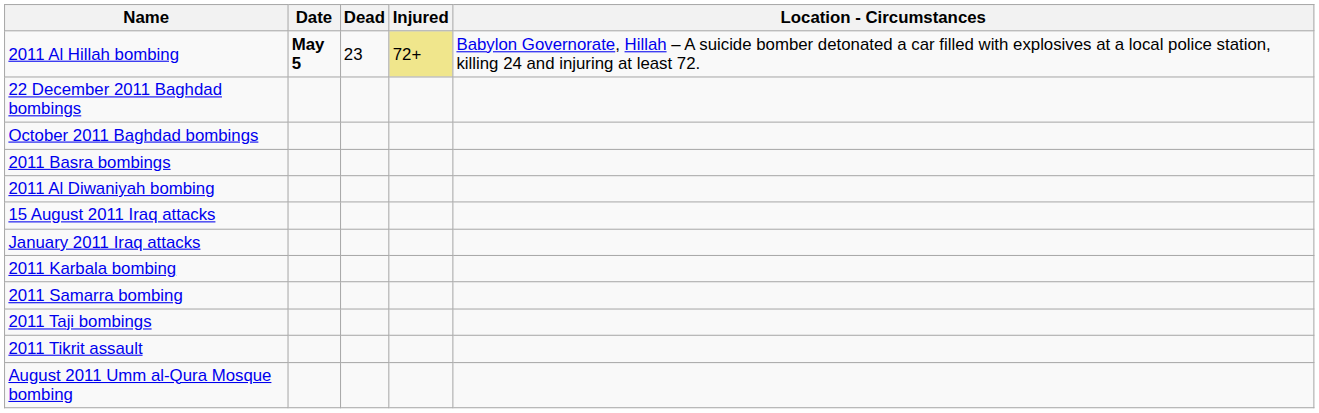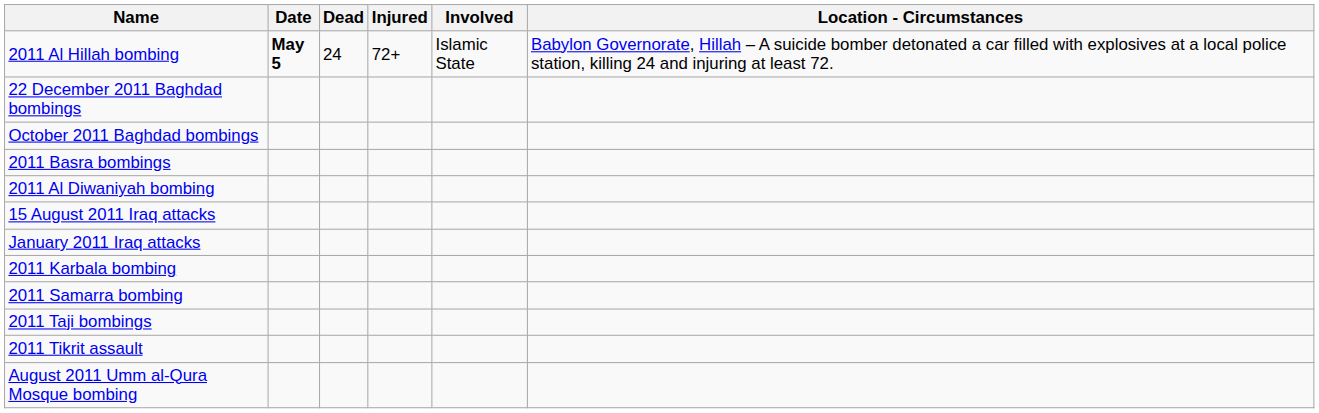+ column: (479, 17)
(353, 53) 23 -> (332, 53) 24
(407, 53) khaki background -> (386, 53) no background
